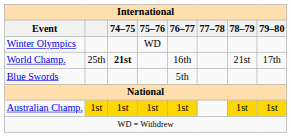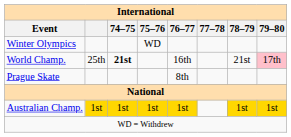(272, 60) no background -> (272, 60) pink background
- row: (33, 76)
+ row: (33, 76)
